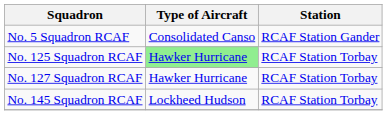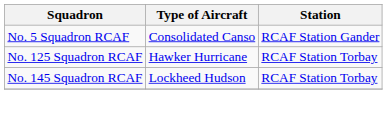(198, 57) lightgreen background -> (198, 57) no background
- row: (75, 78)
